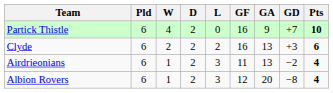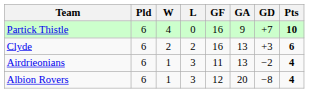- column: (193, 12)
